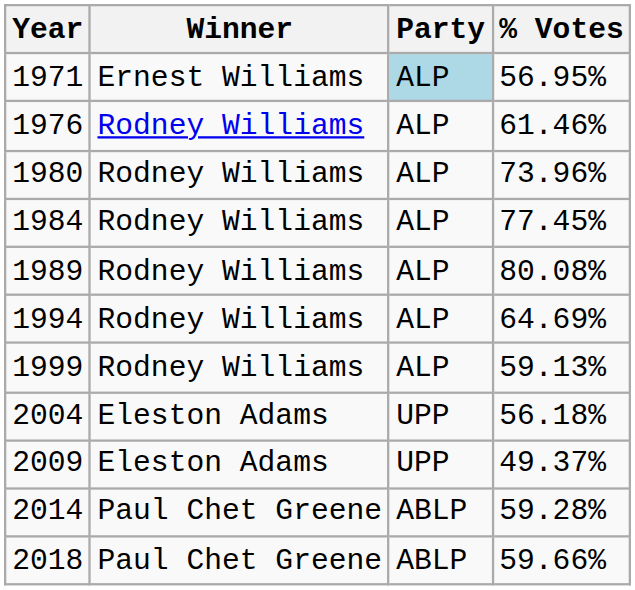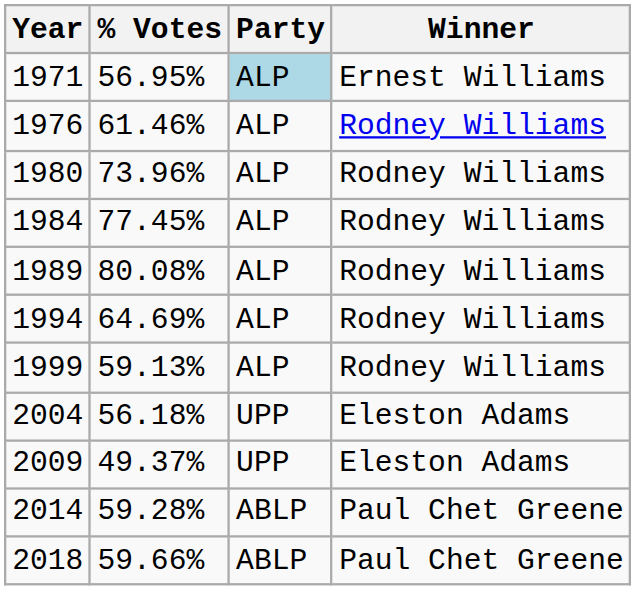columns swapped: (240, 29) <-> (562, 29)
